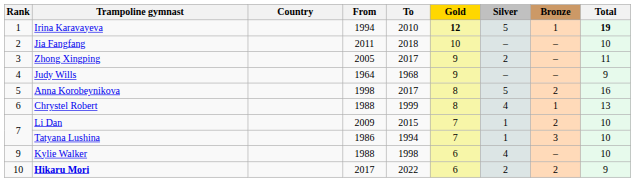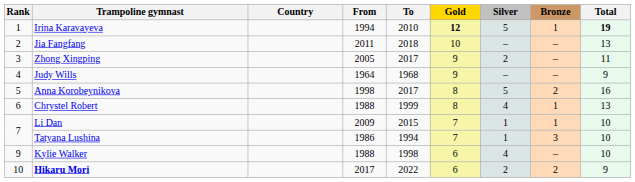(606, 43) 10 -> (606, 43) 13
(555, 122) 2 -> (555, 122) 1
